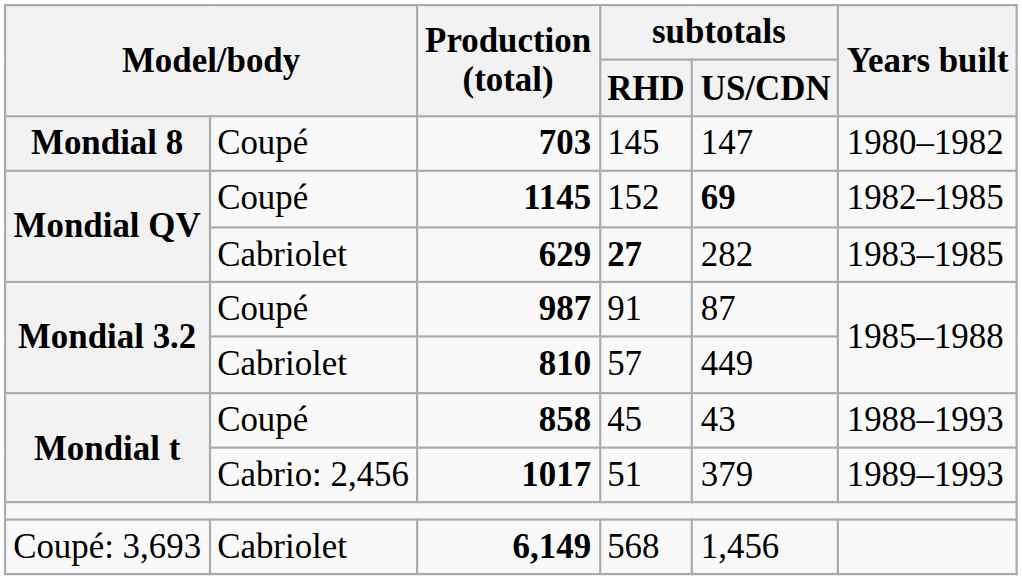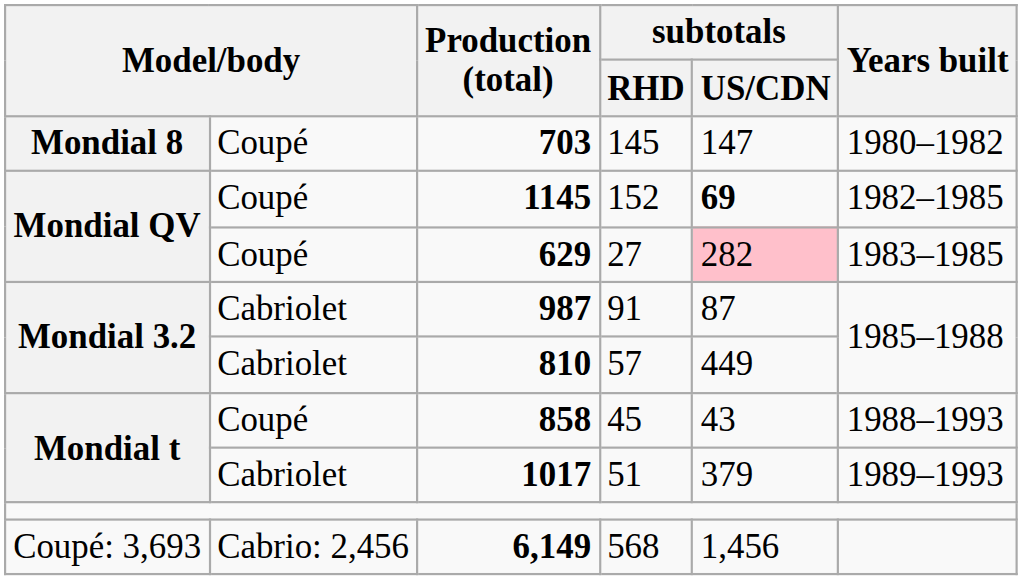(282, 253) Cabriolet -> (263, 253) Coupé
(625, 253) bold -> (625, 253) normal
(727, 253) no background -> (727, 253) pink background
(263, 308) Coupé -> (282, 308) Cabriolet
(313, 474) Cabrio: 2,456 -> (282, 474) Cabriolet
(282, 546) Cabriolet -> (313, 546) Cabrio: 2,456
